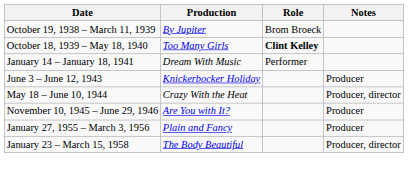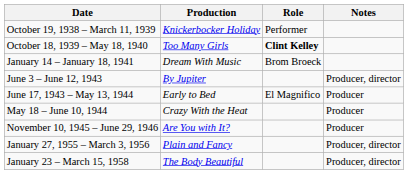(184, 29) By Jupiter -> (212, 29) Knickerbocker Holiday
(293, 29) Brom Broeck -> (286, 29) Performer
(286, 62) Performer -> (293, 62) Brom Broeck
(212, 78) Knickerbocker Holiday -> (184, 78) By Jupiter
(345, 78) Producer -> (363, 78) Producer, director
+ row: (70, 95)
(363, 95) Producer, director -> (345, 111) Producer
(345, 128) Producer -> (363, 144) Producer, director
